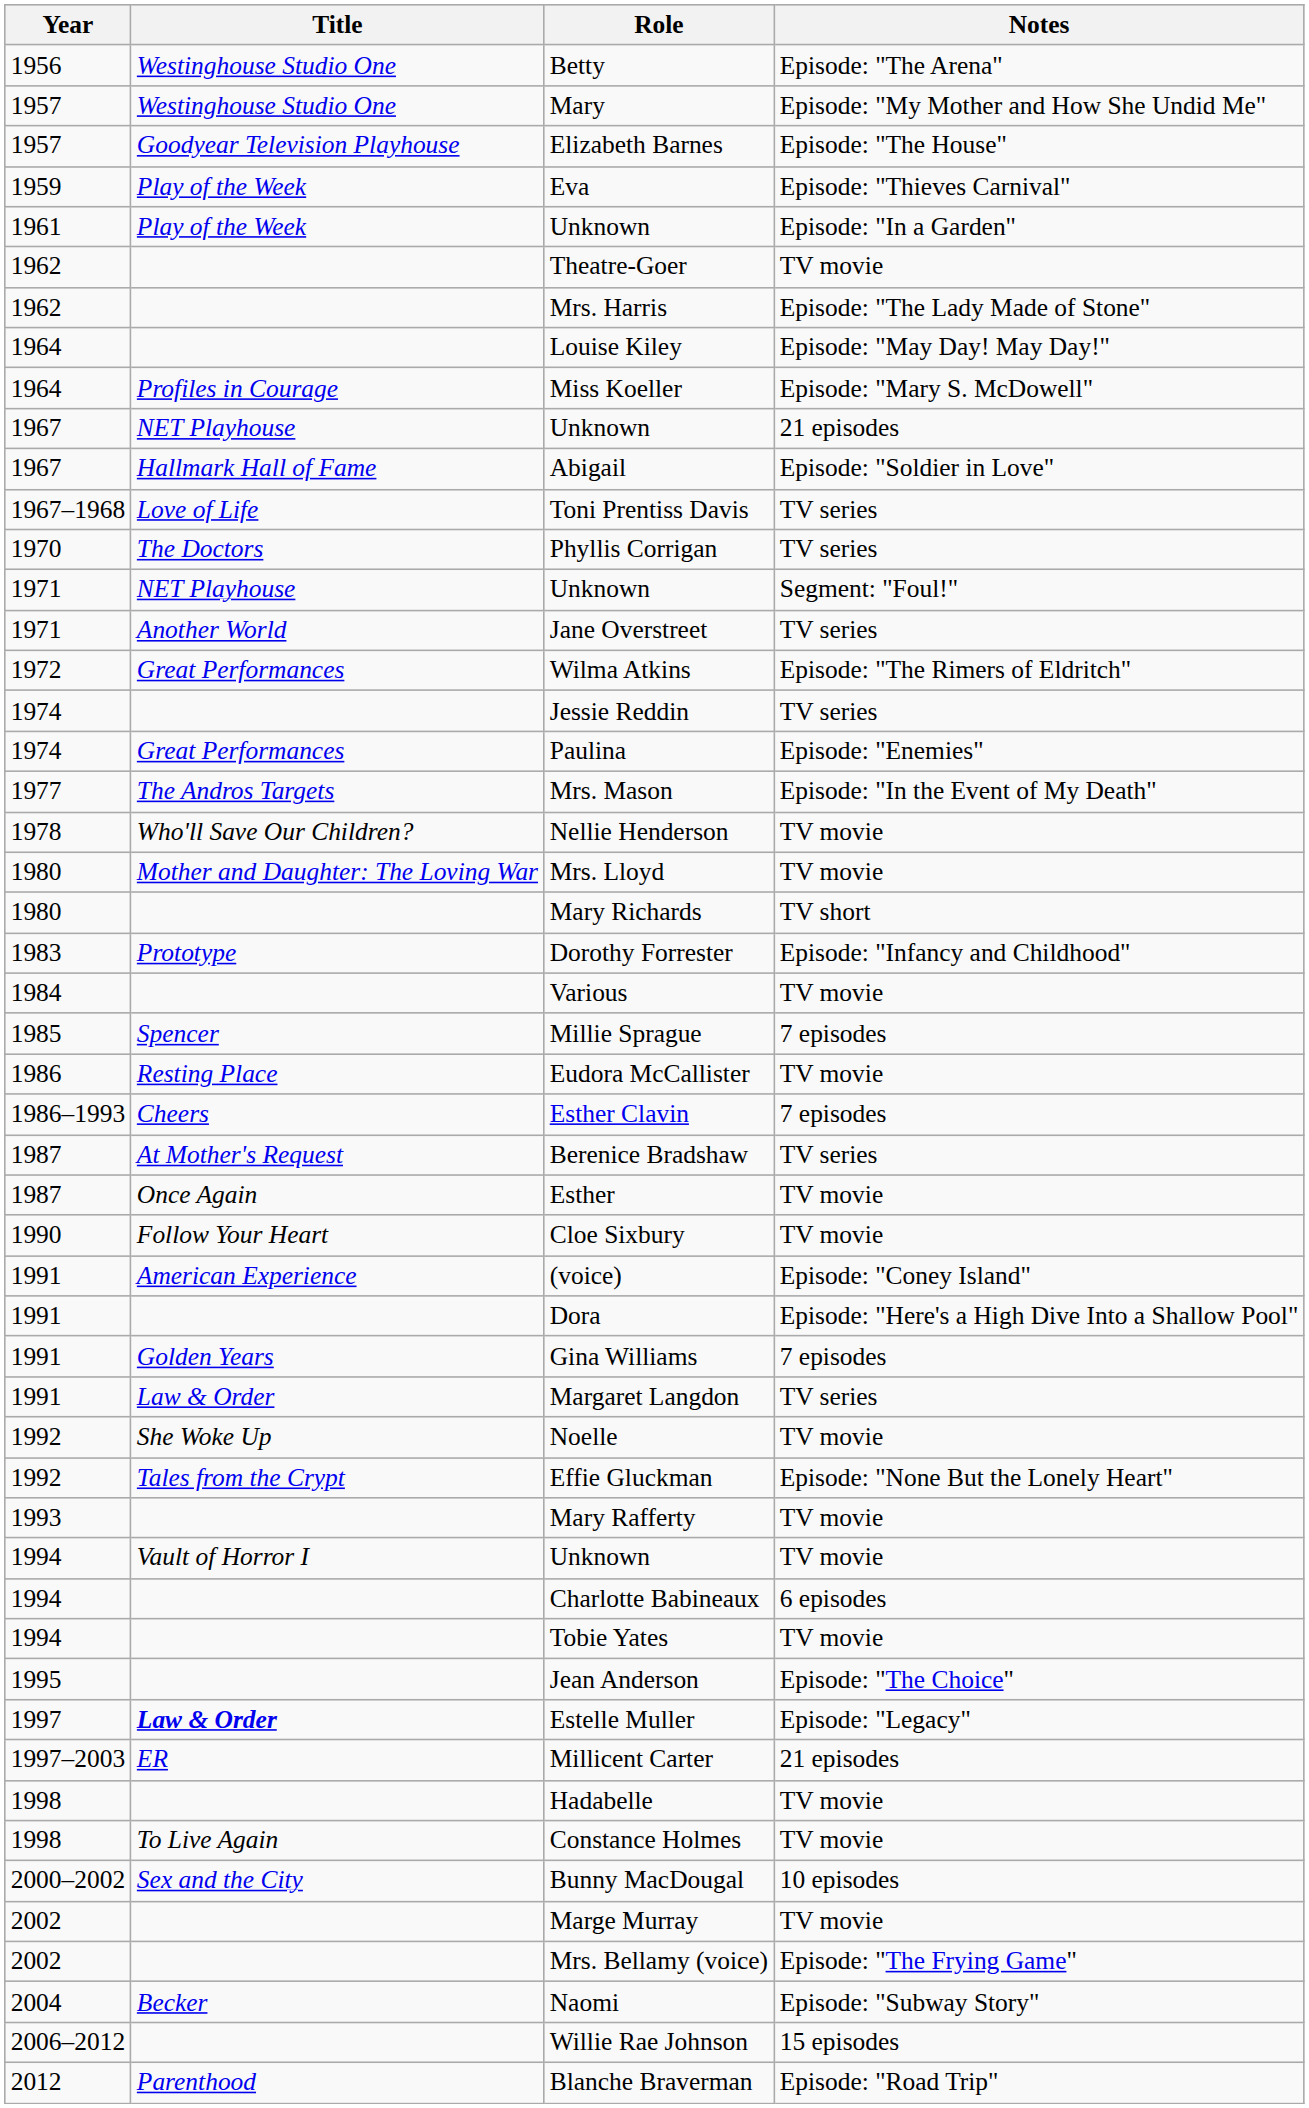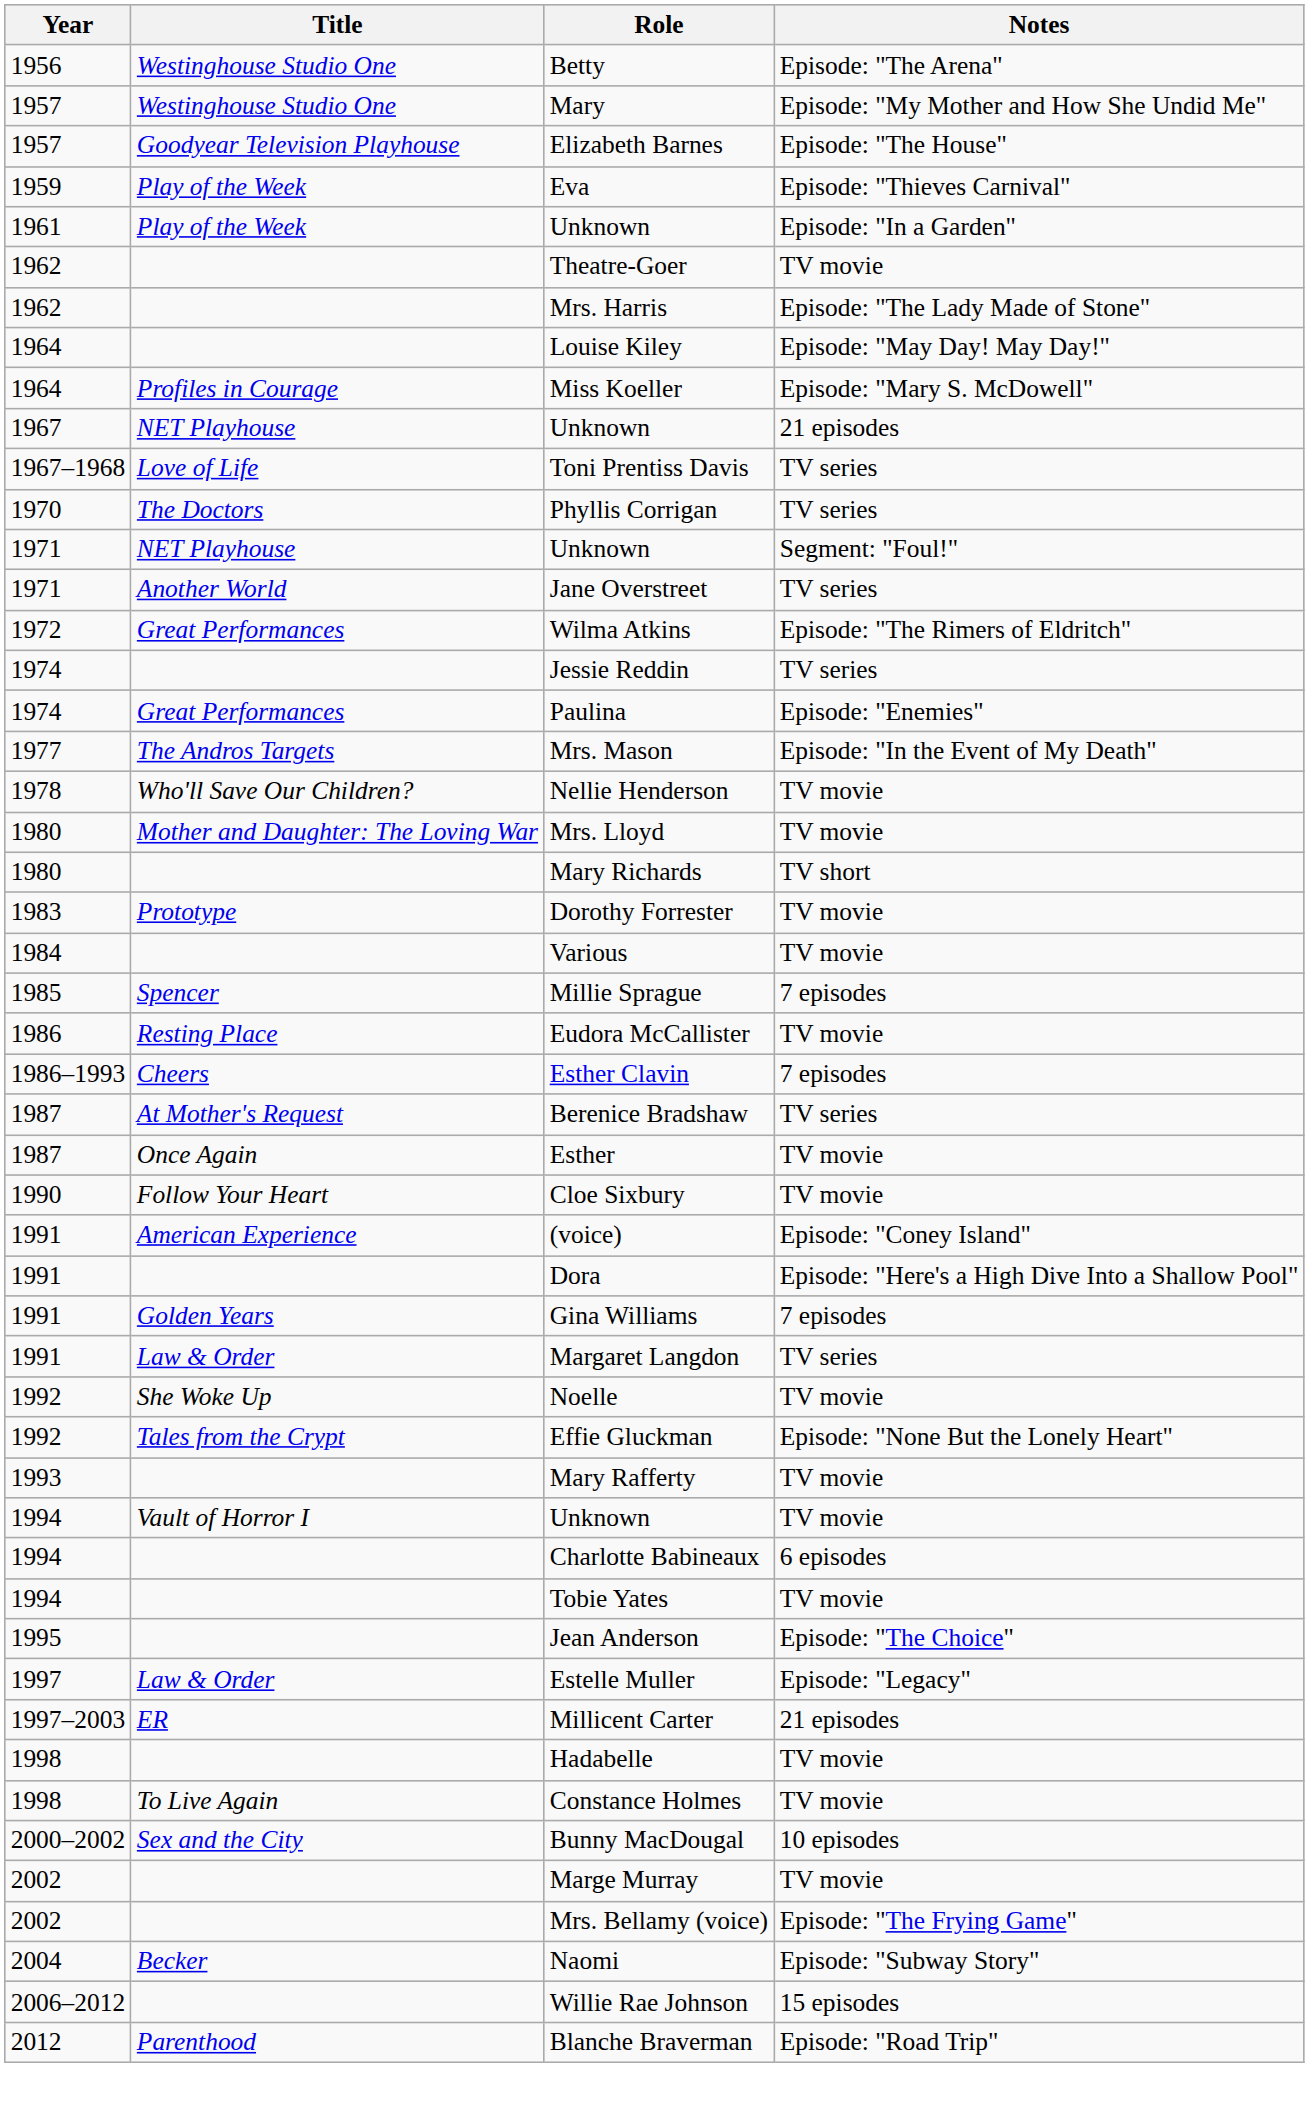- row: (36, 468)
(955, 952) Episode: "Infancy and Childhood" -> (831, 912) TV movie
(207, 1719) bold -> (206, 1678) normal
